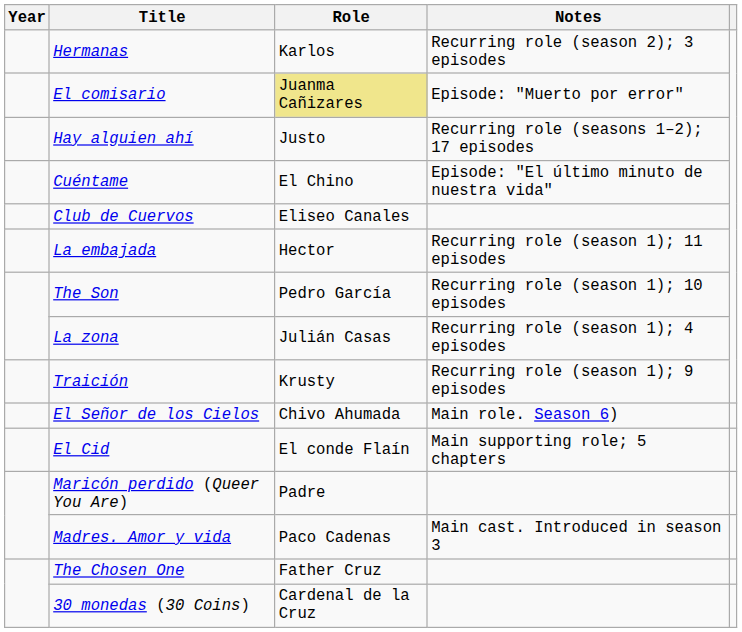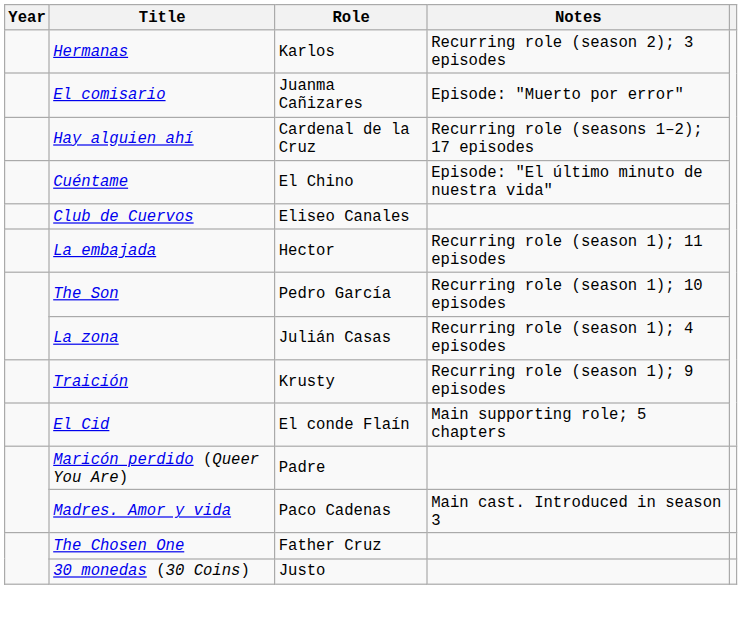(321, 95) khaki background -> (321, 95) no background
(302, 139) Justo -> (344, 139) Cardenal de la Cruz
- row: (156, 416)
(344, 606) Cardenal de la Cruz -> (302, 571) Justo
